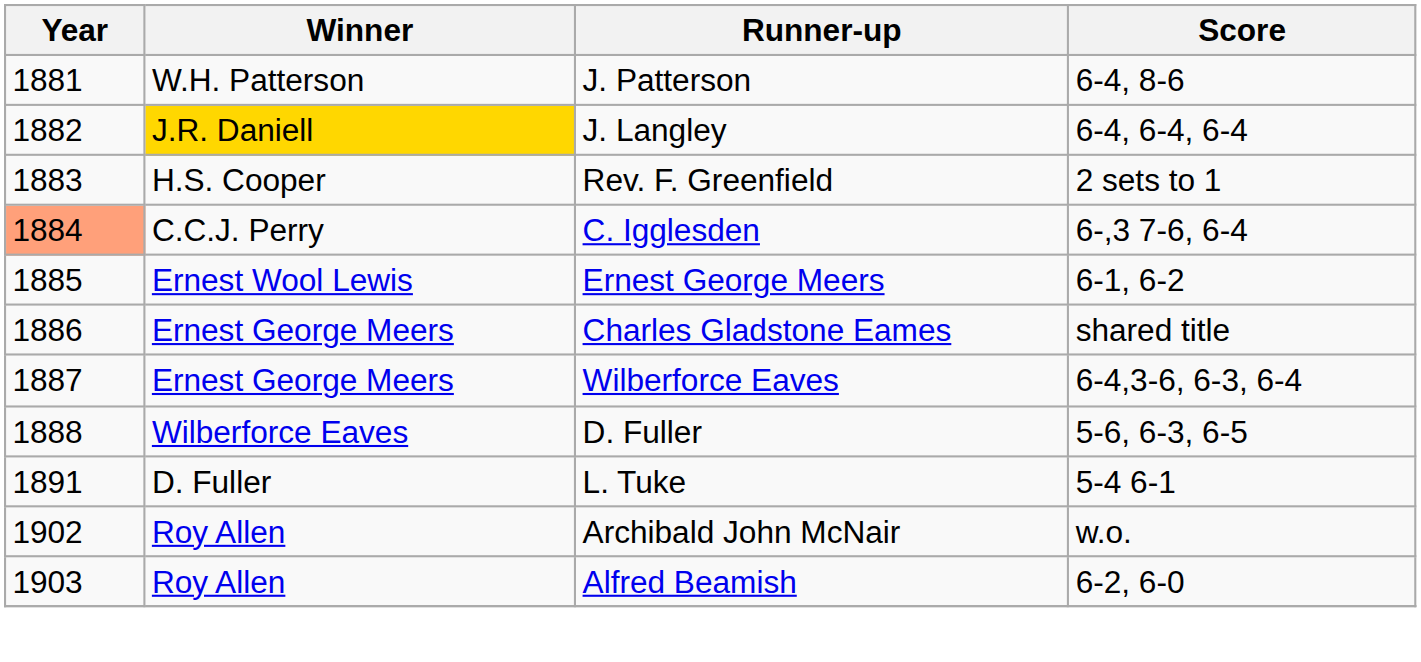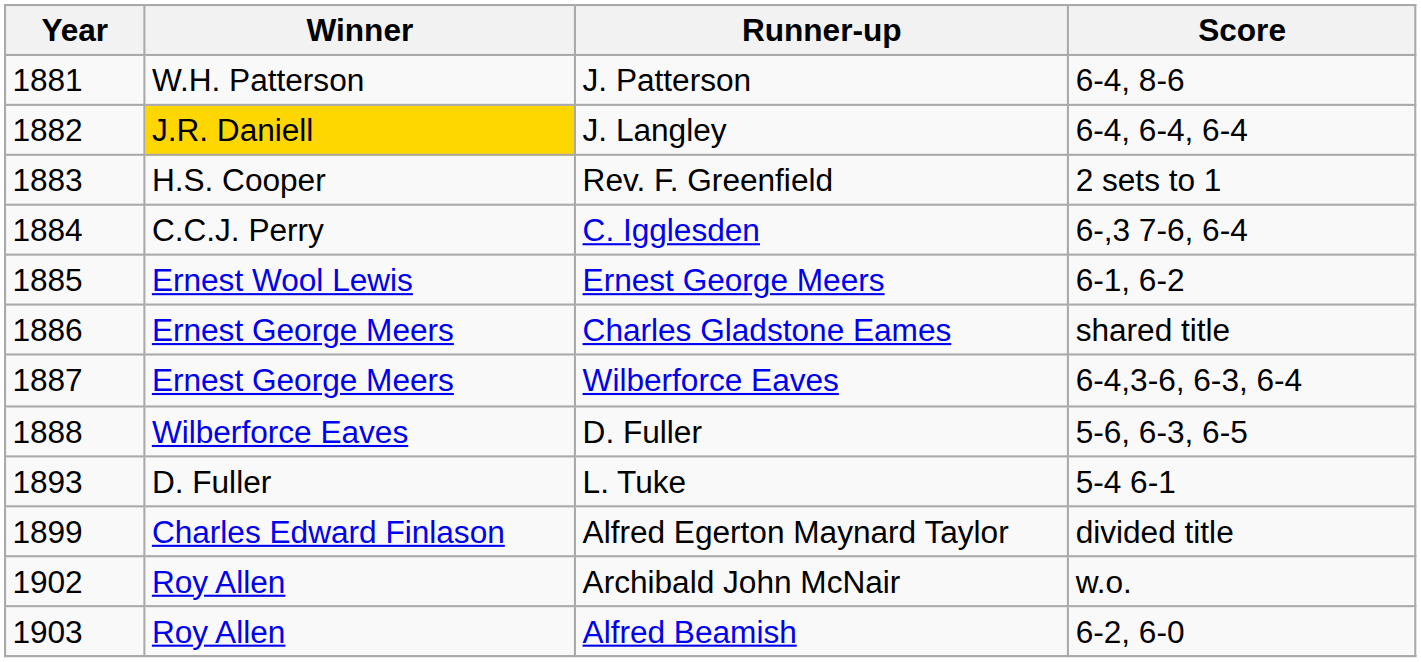(48, 230) lightsalmon background -> (48, 230) no background
(48, 481) 1891 -> (48, 481) 1893
+ row: (796, 531)
